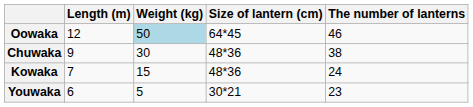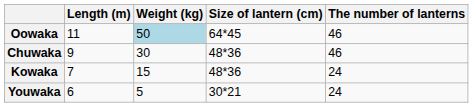(74, 33) 12 -> (73, 33) 11
(335, 53) 38 -> (335, 53) 46
(335, 92) 23 -> (335, 92) 24
